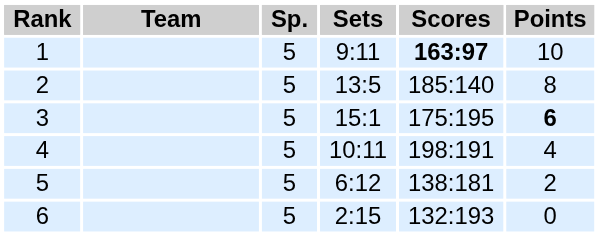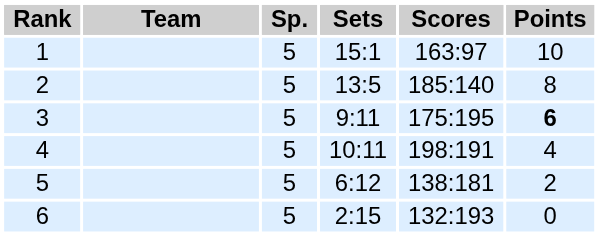(358, 52) 9:11 -> (358, 52) 15:1
(451, 52) bold -> (451, 52) normal
(358, 117) 15:1 -> (358, 117) 9:11
